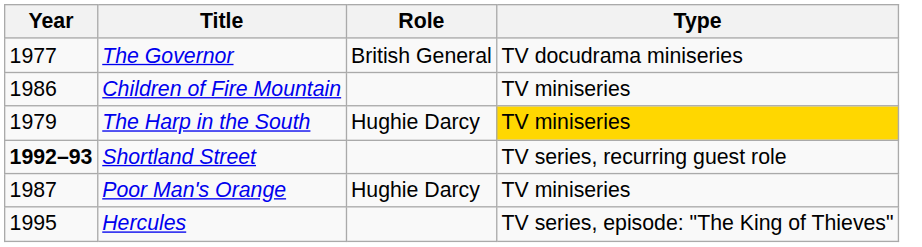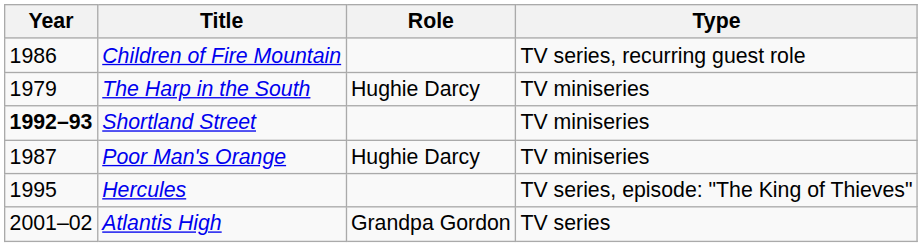- row: (168, 55)
(566, 88) TV miniseries -> (663, 55) TV series, recurring guest role
(566, 122) gold background -> (585, 88) no background
(644, 156) TV series, recurring guest role -> (585, 122) TV miniseries
+ row: (162, 223)
